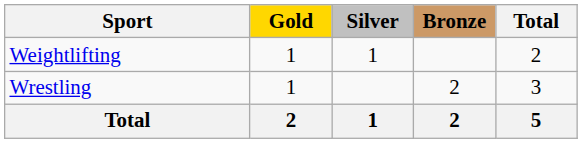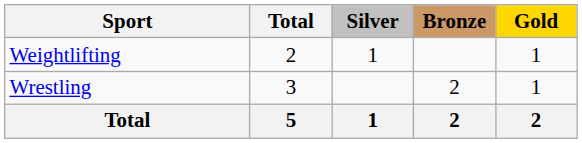columns swapped: (291, 21) <-> (536, 21)
